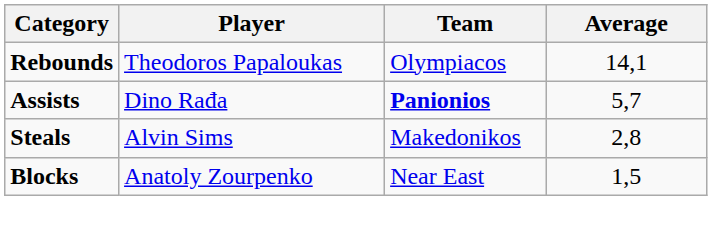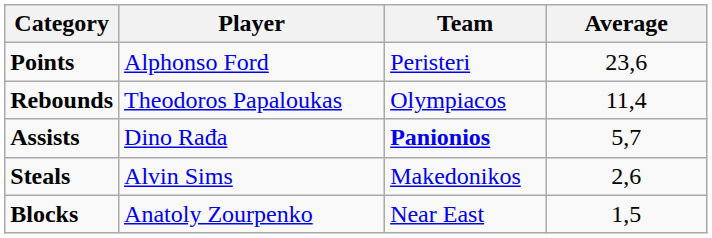+ row: (42, 61)
(626, 61) 14,1 -> (626, 99) 11,4
(626, 137) 2,8 -> (626, 175) 2,6
